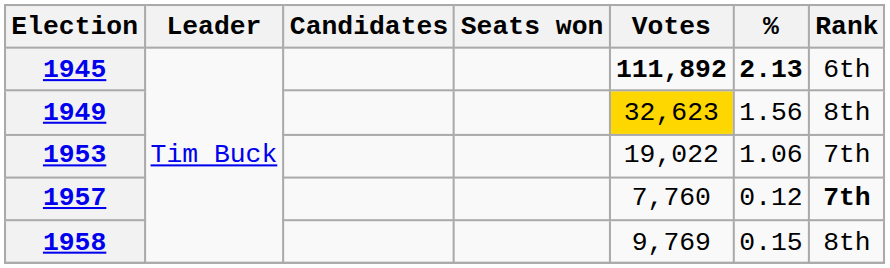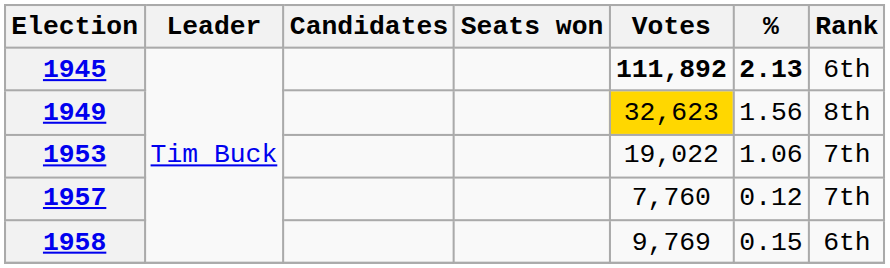(847, 199) bold -> (847, 199) normal
(847, 242) 8th -> (847, 242) 6th
